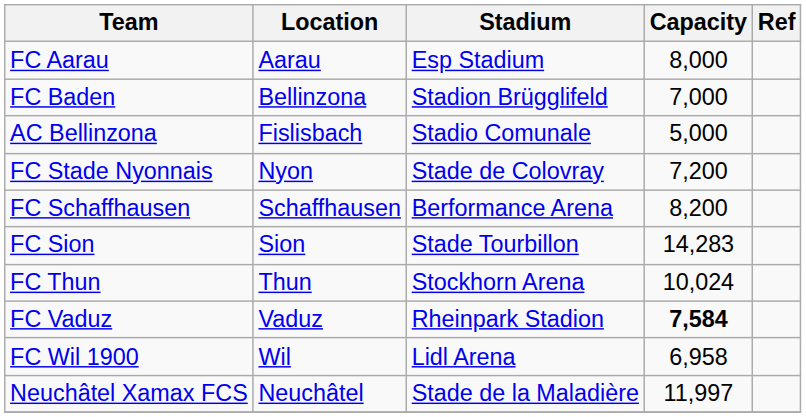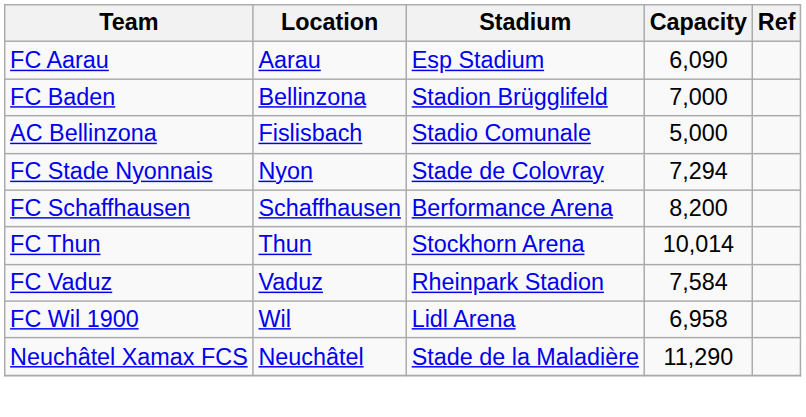(698, 60) 8,000 -> (698, 60) 6,090
(698, 171) 7,200 -> (698, 171) 7,294
- row: (52, 245)
(698, 282) 10,024 -> (698, 245) 10,014
(698, 319) bold -> (698, 282) normal
(698, 393) 11,997 -> (698, 356) 11,290
